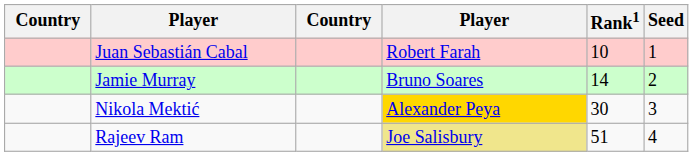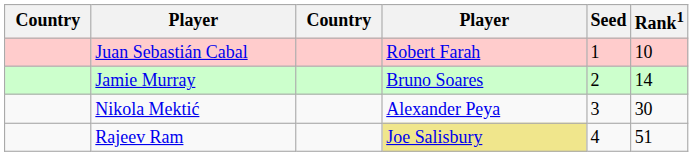columns swapped: (615, 21) <-> (666, 21)
(443, 108) gold background -> (443, 108) no background
